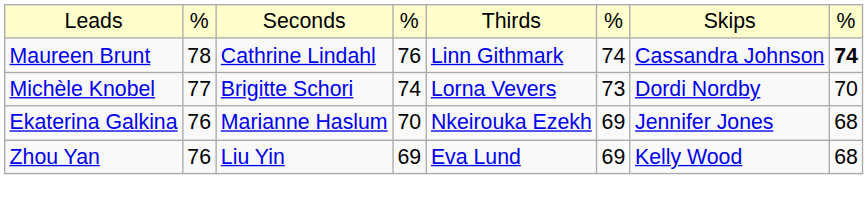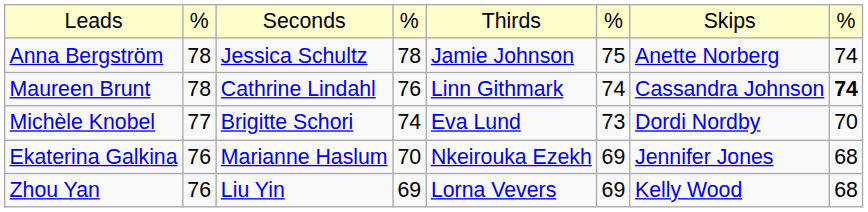+ row: (86, 55)
(494, 88) Lorna Vevers -> (476, 122) Eva Lund
(476, 156) Eva Lund -> (494, 190) Lorna Vevers
